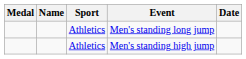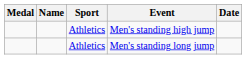rows swapped: (162, 29) <-> (162, 46)
